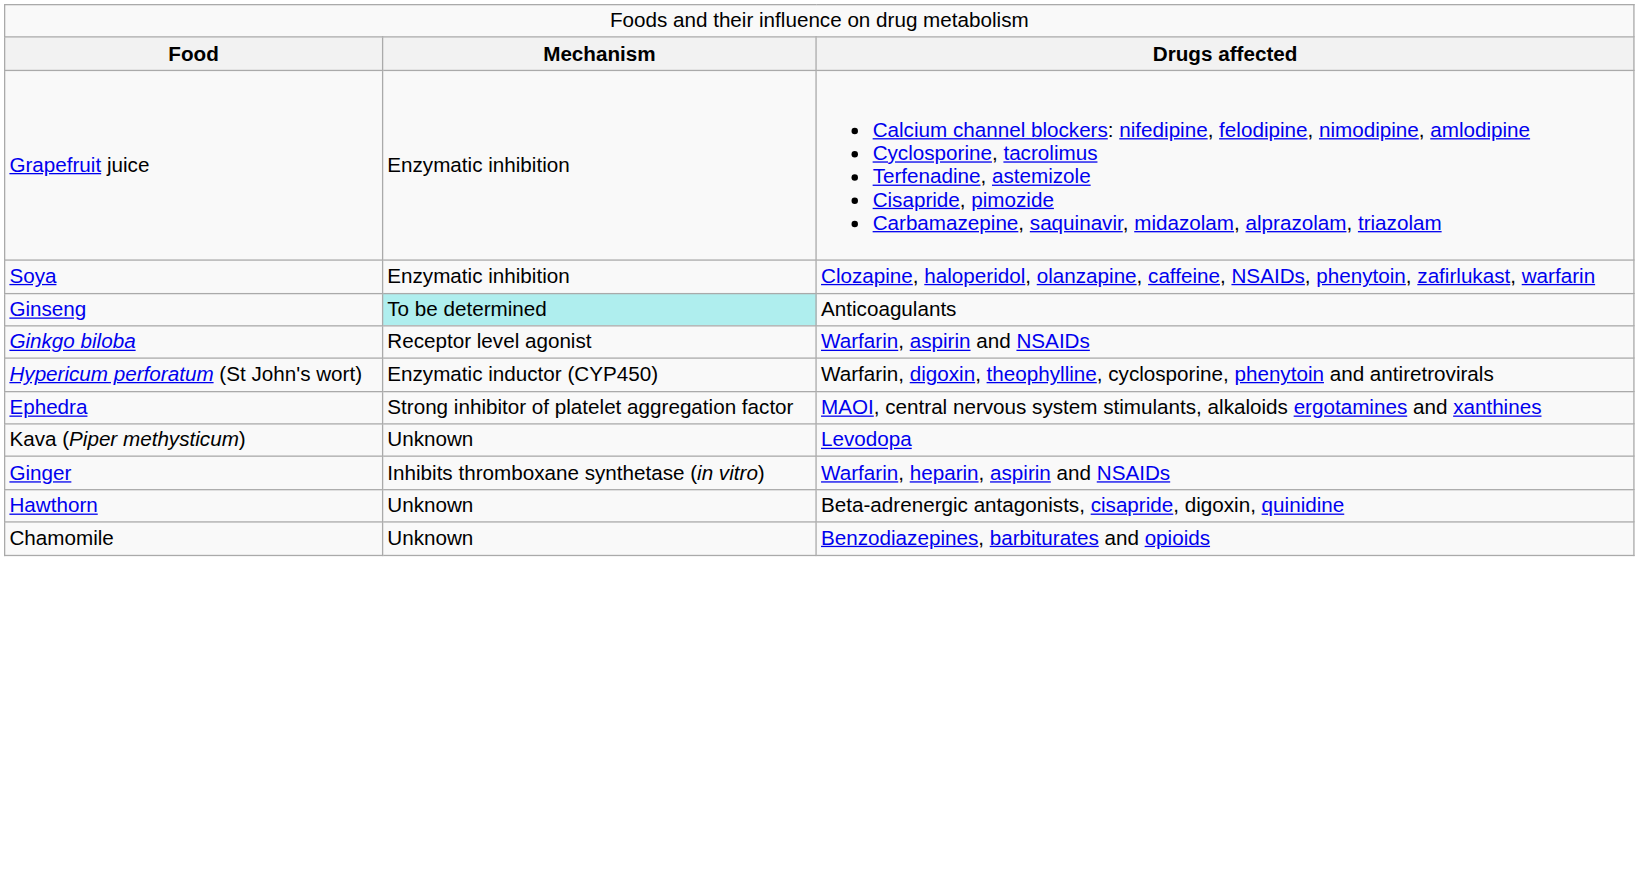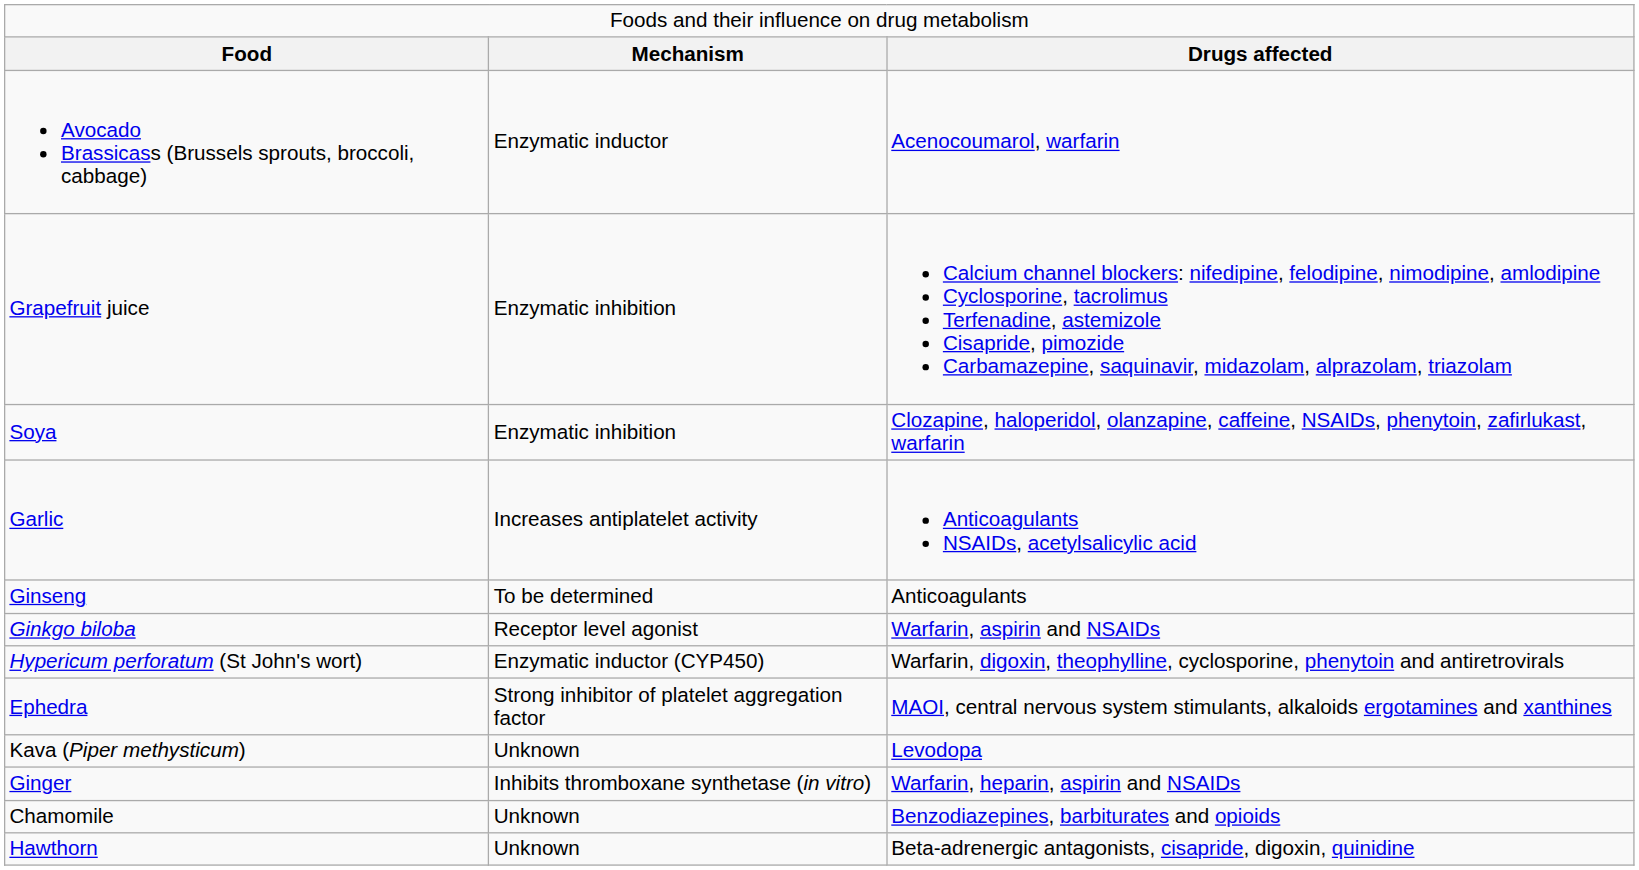+ row: (247, 154)
+ row: (36, 519)
(467, 309) paleturquoise background -> (573, 596) no background
rows swapped: (62, 538) <-> (54, 505)
